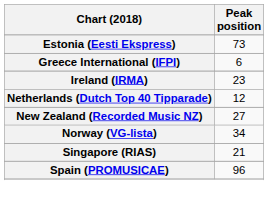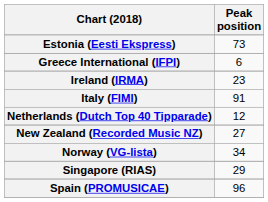+ row: (109, 98)
(239, 152) 21 -> (239, 170) 29
